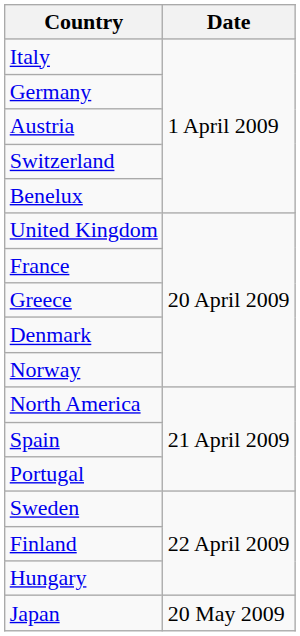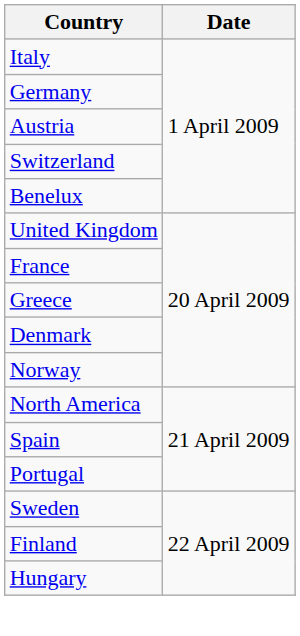- row: (35, 612)
